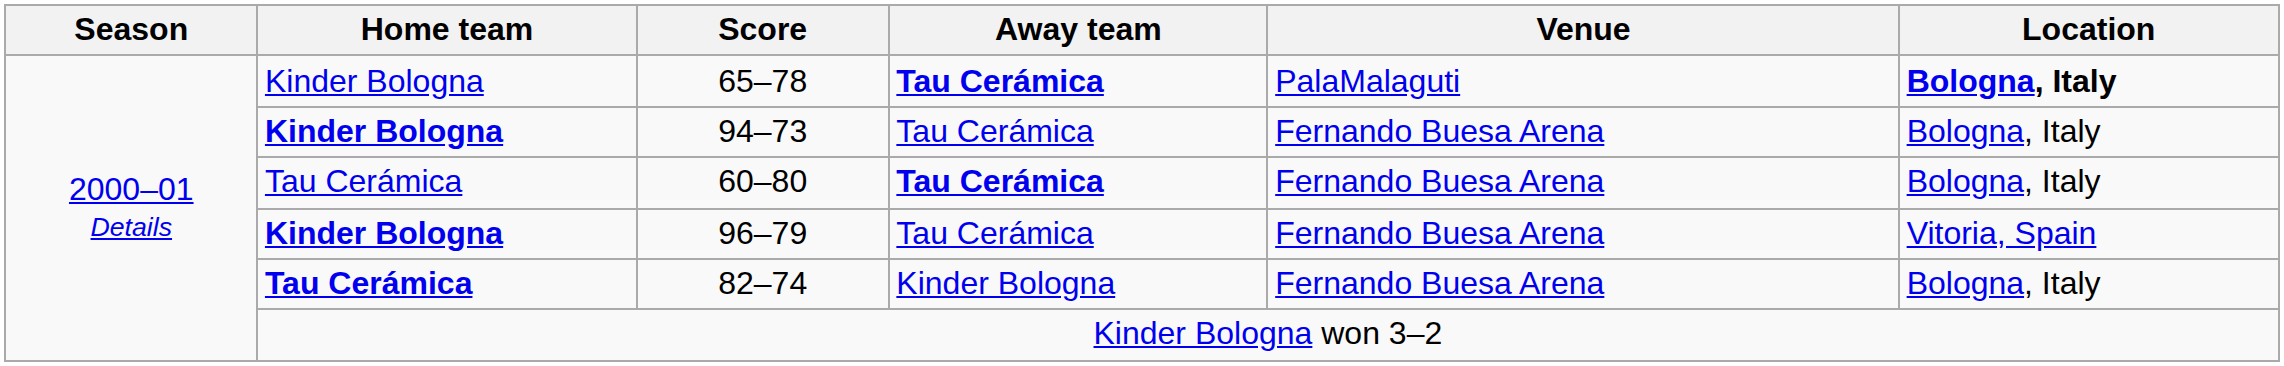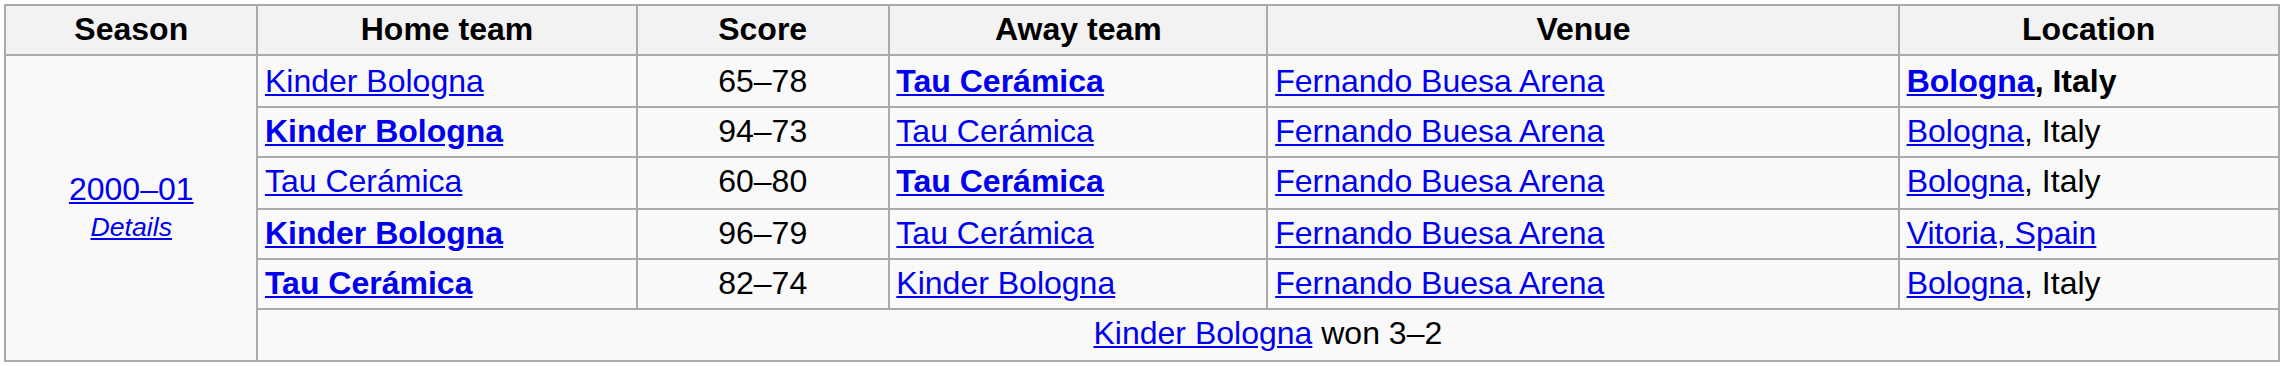(1368, 80) PalaMalaguti -> (1440, 80) Fernando Buesa Arena
